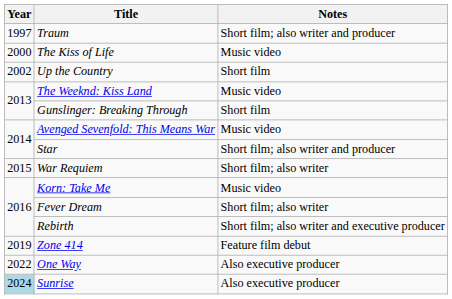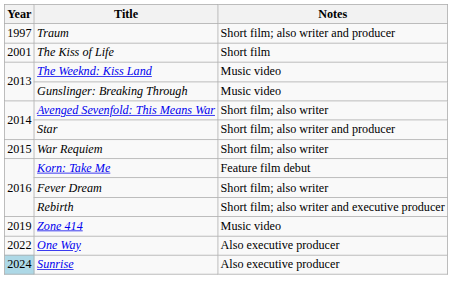(19, 52) 2000 -> (19, 52) 2001
(251, 52) Music video -> (245, 52) Short film
- row: (75, 71)
(245, 110) Short film -> (251, 91) Music video
(251, 129) Music video -> (274, 110) Short film; also writer
(251, 187) Music video -> (265, 168) Feature film debut
(265, 245) Feature film debut -> (251, 226) Music video
